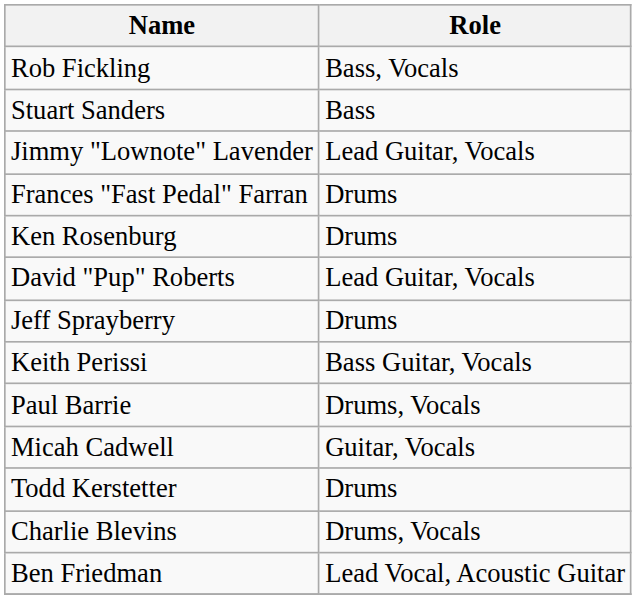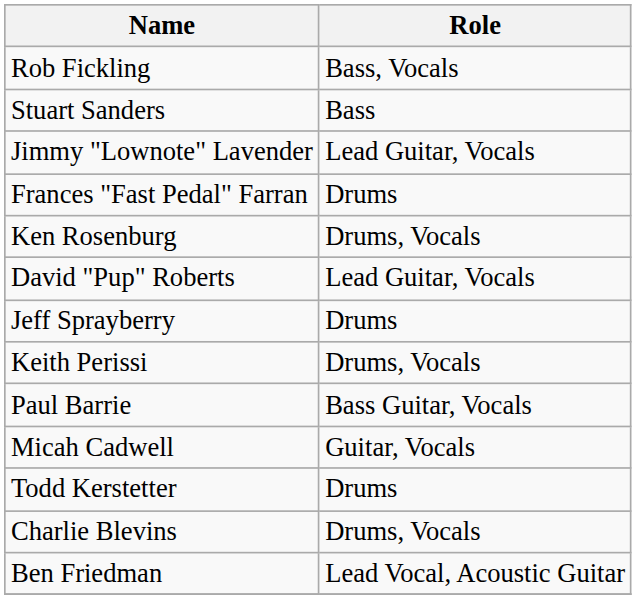(361, 236) Drums -> (403, 236) Drums, Vocals
(429, 362) Bass Guitar, Vocals -> (403, 362) Drums, Vocals
(403, 404) Drums, Vocals -> (429, 404) Bass Guitar, Vocals
